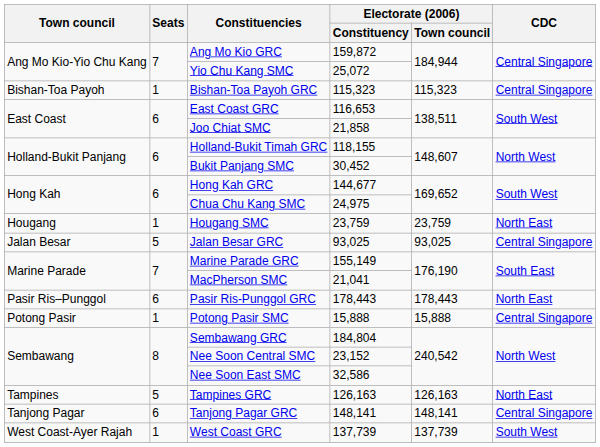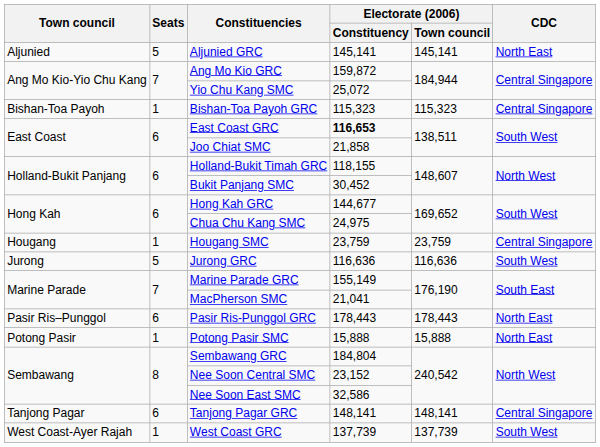+ row: (226, 52)
(354, 109) normal -> (354, 128) bold
(524, 223) North East -> (544, 242) Central Singapore
- row: (237, 242)
+ row: (223, 261)
(544, 318) Central Singapore -> (524, 337) North East
- row: (231, 394)
